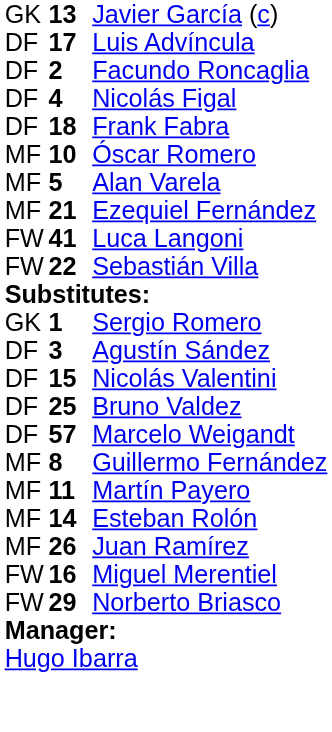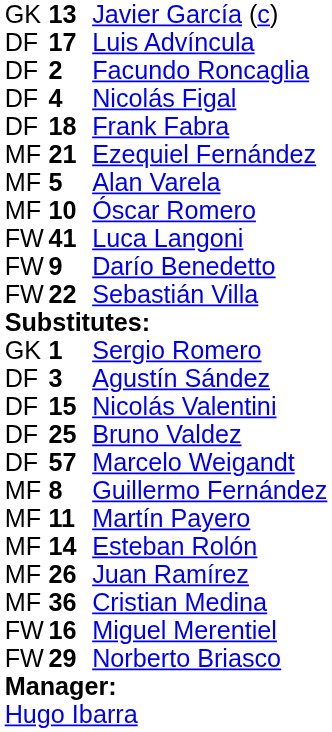rows swapped: (204, 210) <-> (174, 154)
+ row: (184, 266)
+ row: (180, 602)
